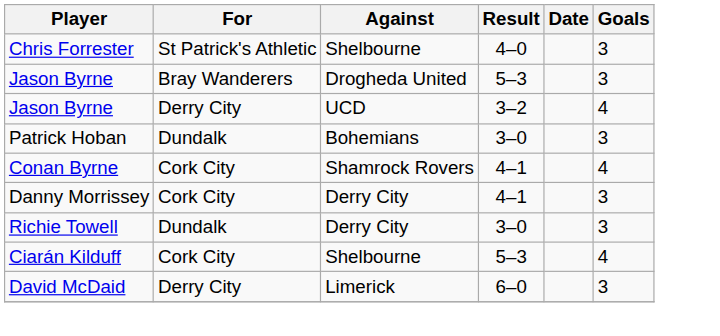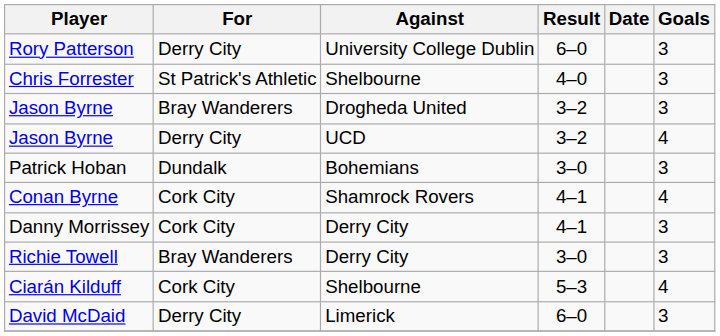+ row: (71, 49)
(511, 78) 5–3 -> (572, 108) 3–2
(192, 227) Dundalk -> (225, 256) Bray Wanderers
